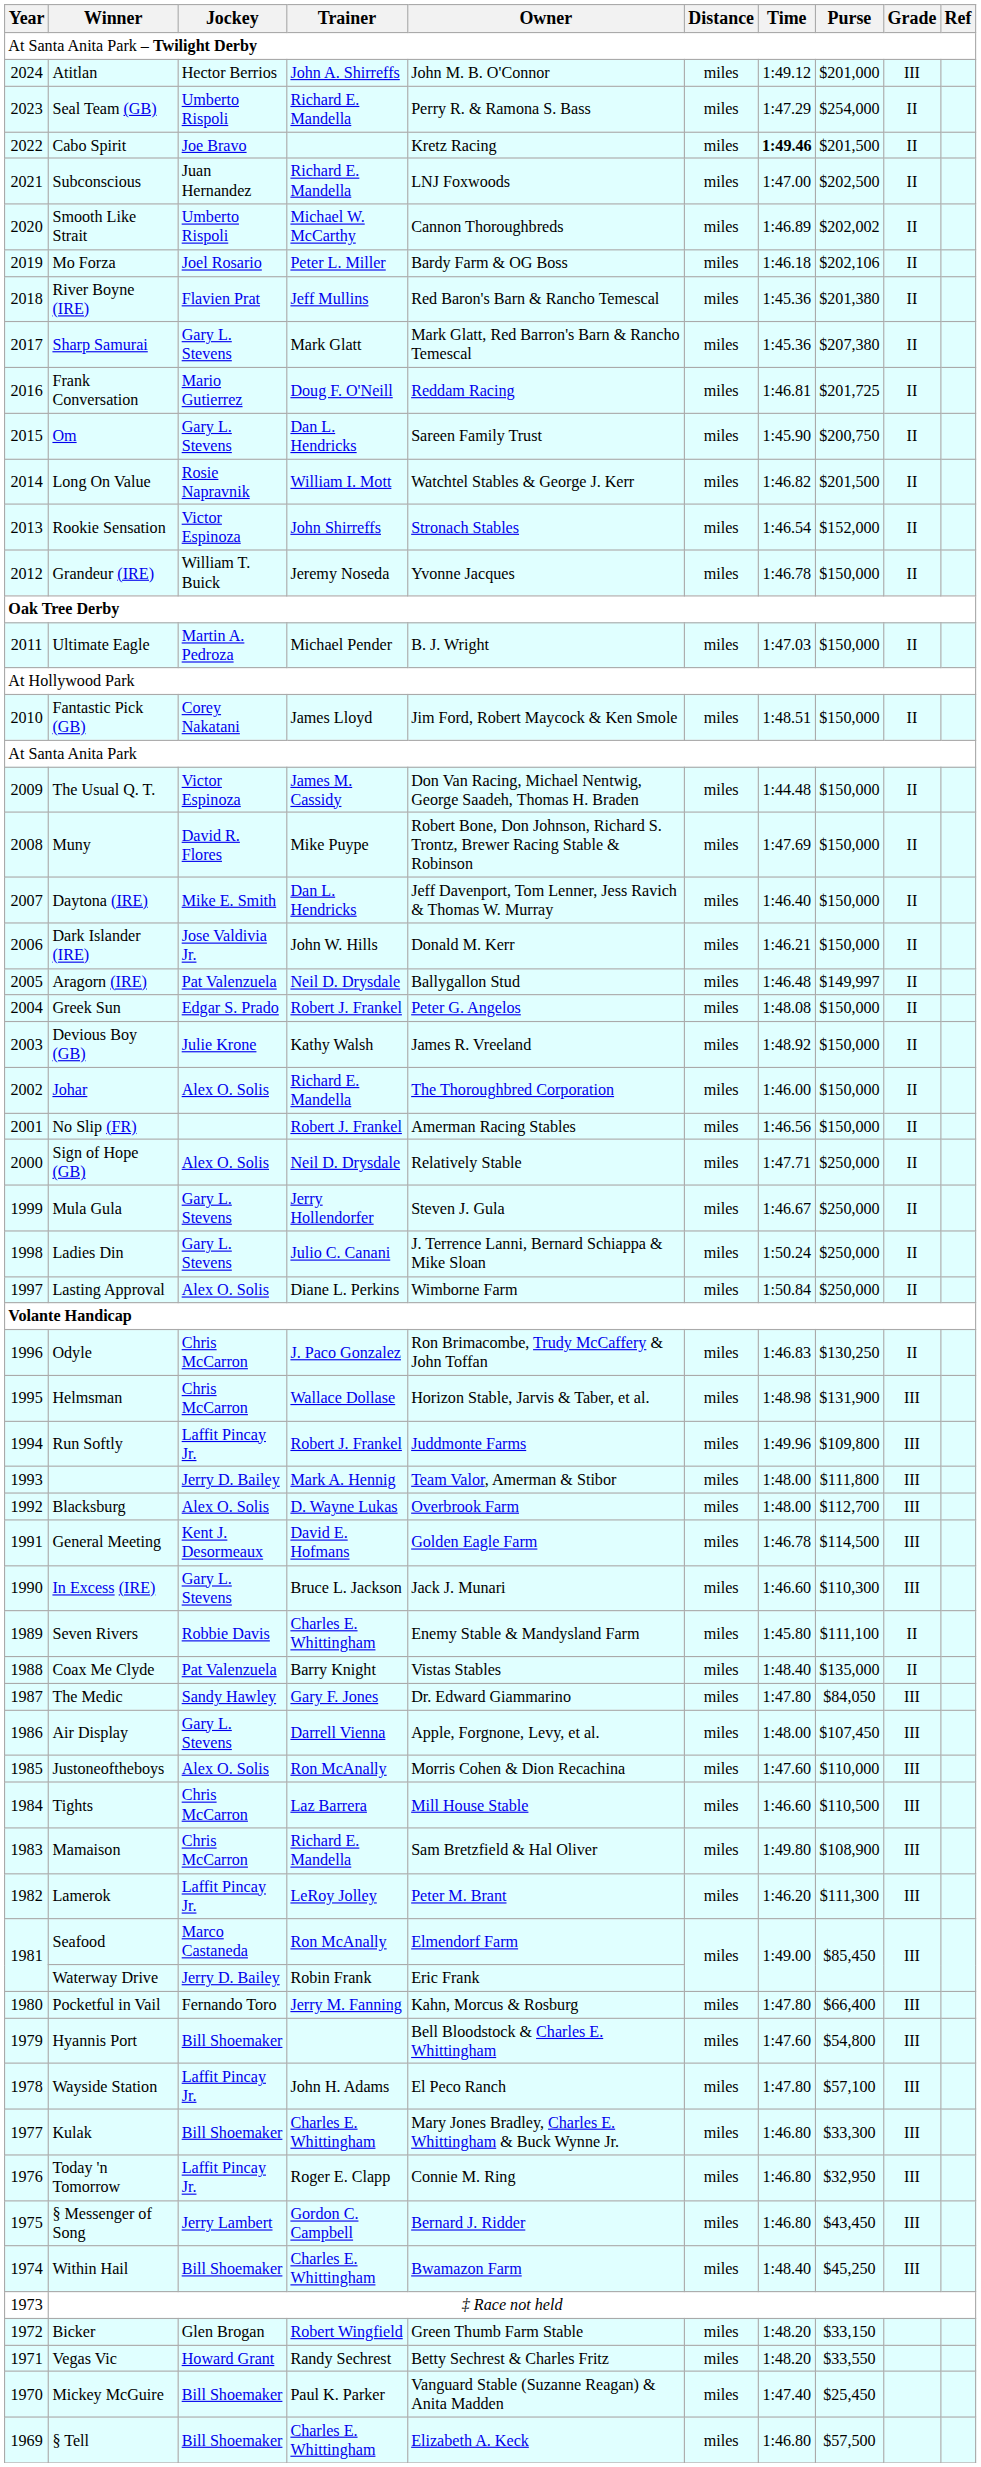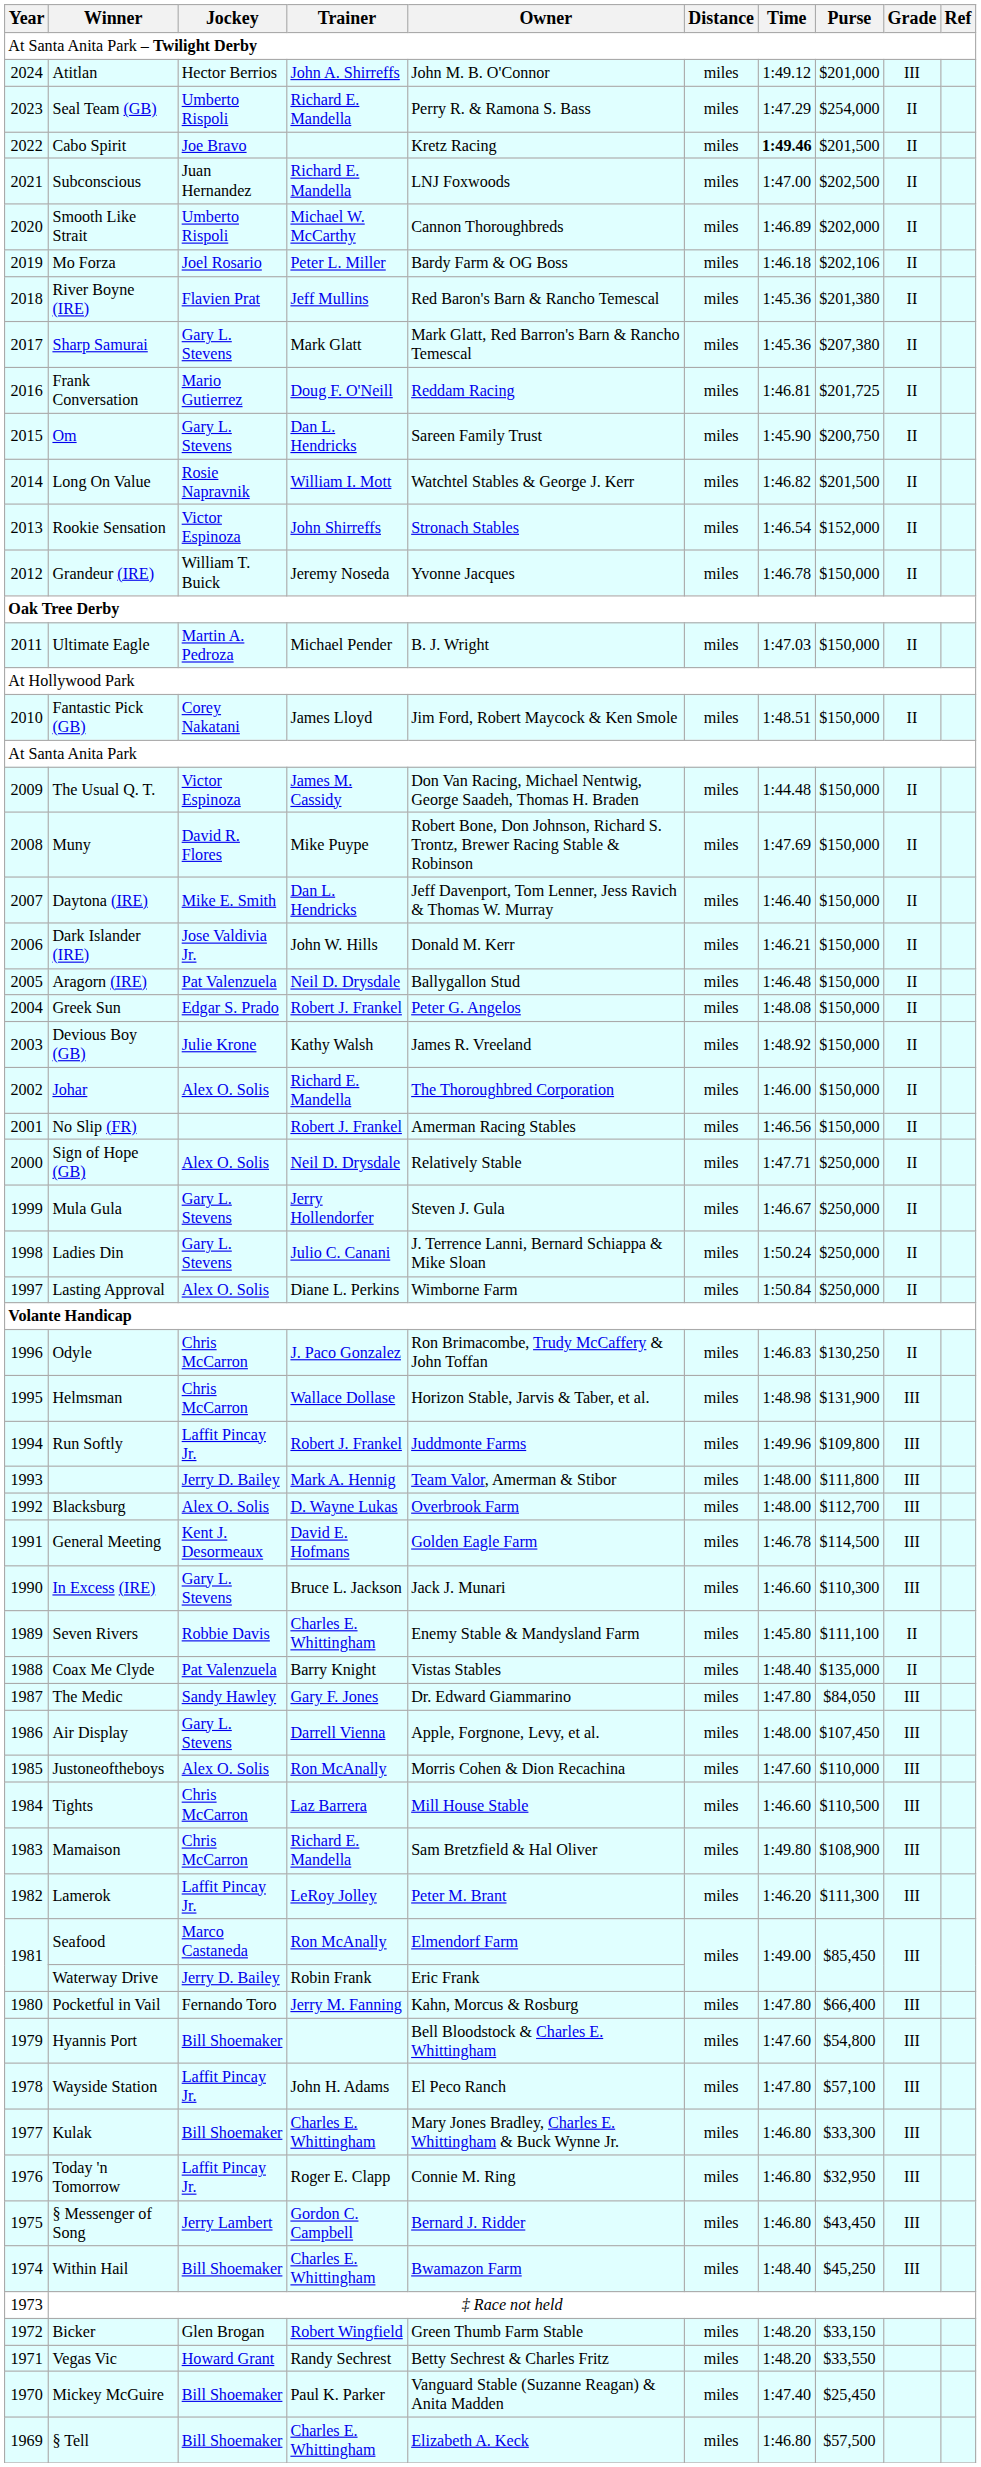(849, 226) $202,002 -> (849, 226) $202,000
(849, 981) $149,997 -> (849, 981) $150,000
